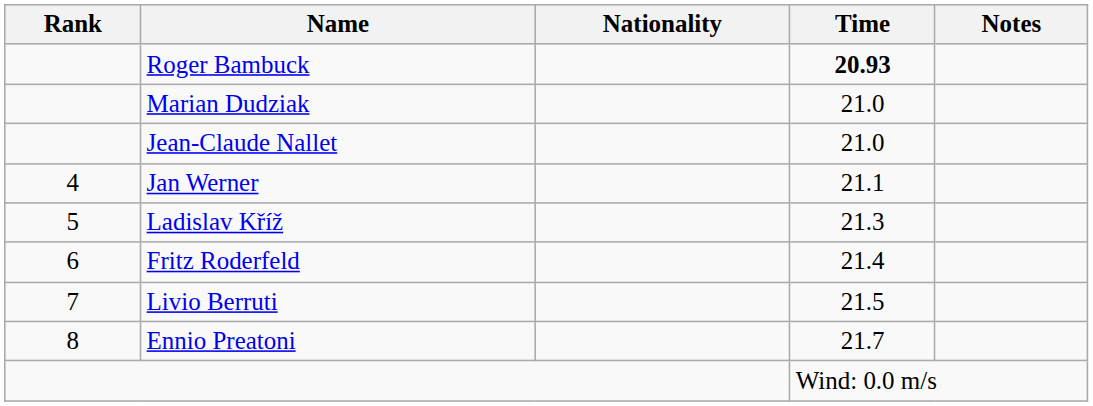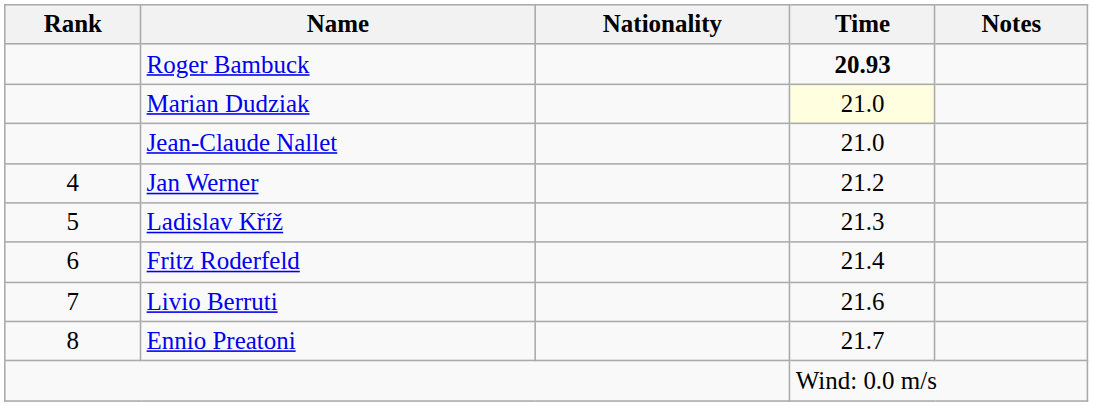(863, 103) no background -> (863, 103) lightyellow background
(863, 182) 21.1 -> (863, 182) 21.2
(863, 301) 21.5 -> (863, 301) 21.6
